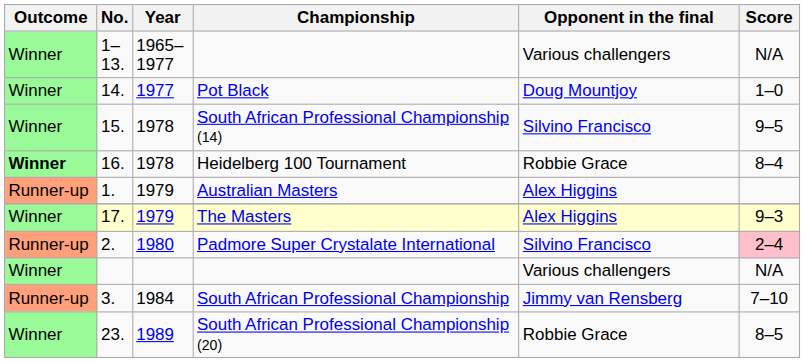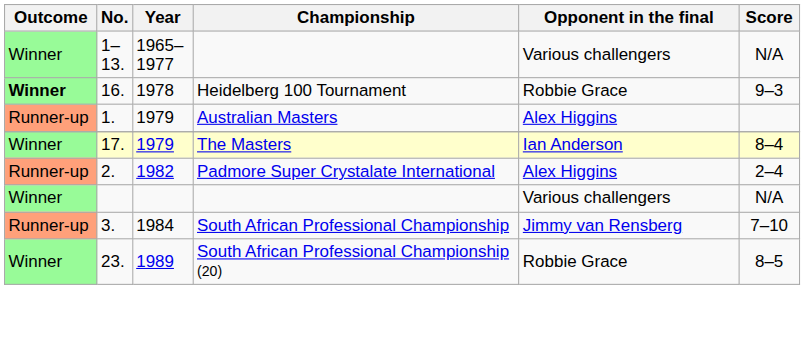- row: (113, 90)
- row: (113, 127)
(769, 163) 8–4 -> (769, 90) 9–3
(570, 217) Alex Higgins -> (573, 144) Ian Anderson
(769, 217) 9–3 -> (769, 144) 8–4
(155, 244) 1980 -> (155, 171) 1982
(587, 244) Silvino Francisco -> (570, 171) Alex Higgins
(769, 244) pink background -> (769, 171) no background
